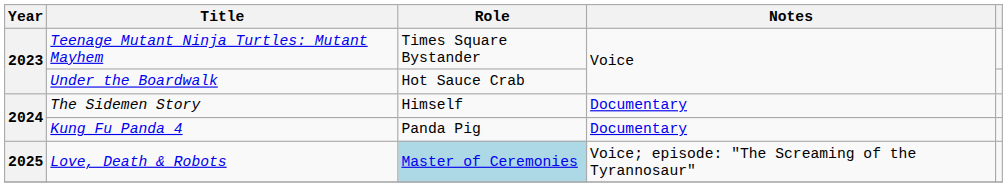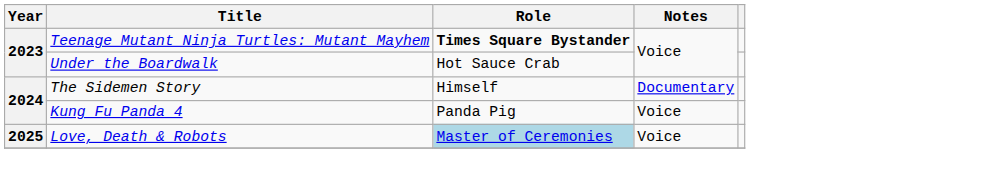(454, 49) normal -> (533, 40) bold
(639, 129) Documentary -> (659, 112) Voice
(753, 162) Voice; episode: "The Screaming of the Tyrannosaur" -> (659, 136) Voice
